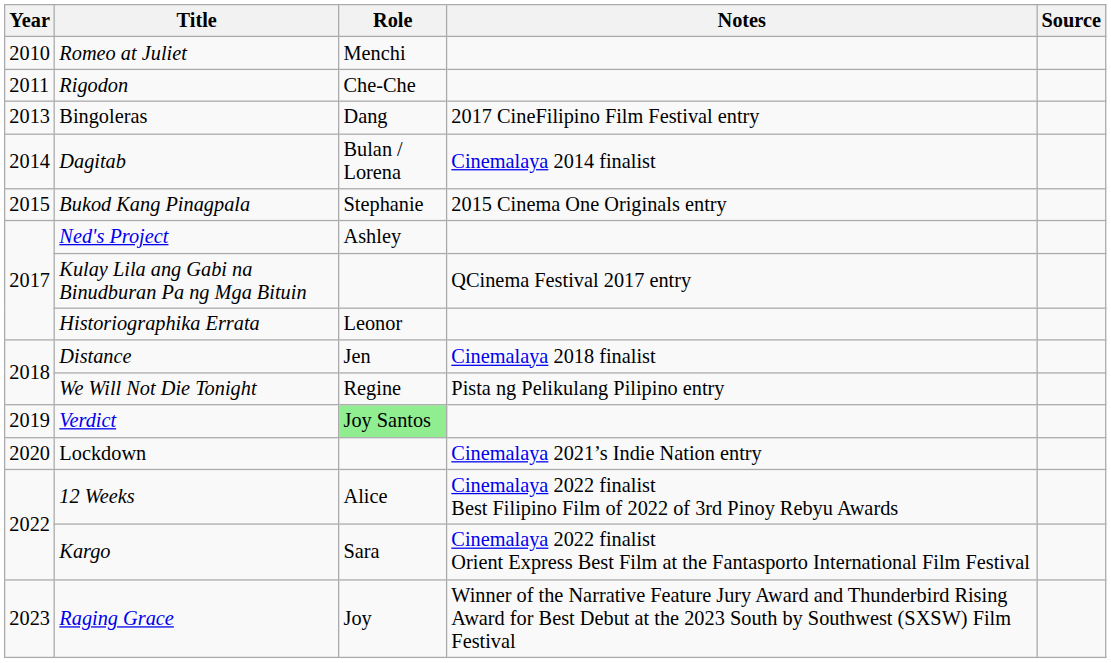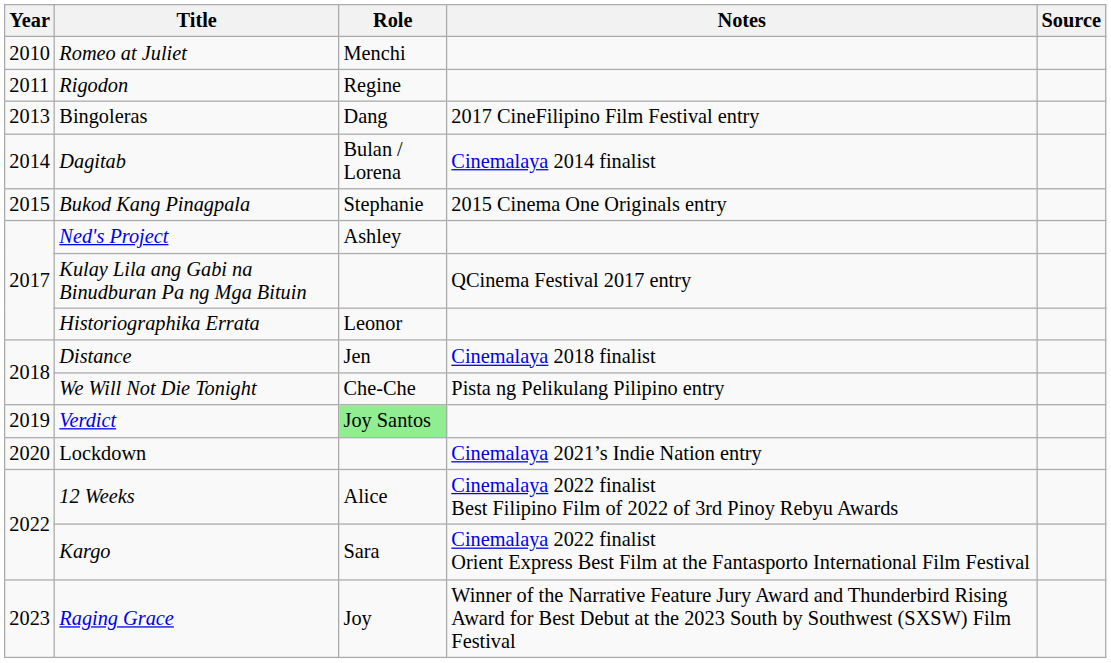(380, 85) Che-Che -> (372, 85) Regine
(372, 388) Regine -> (380, 388) Che-Che
